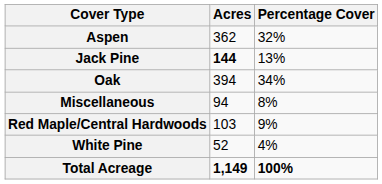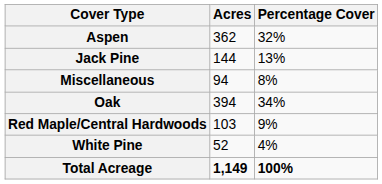(225, 59) bold -> (225, 59) normal
rows swapped: (107, 102) <-> (107, 80)
